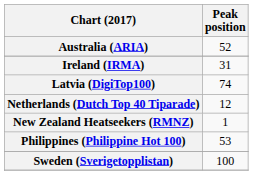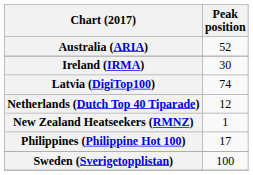(225, 65) 31 -> (225, 65) 30
(225, 141) 53 -> (225, 141) 17
